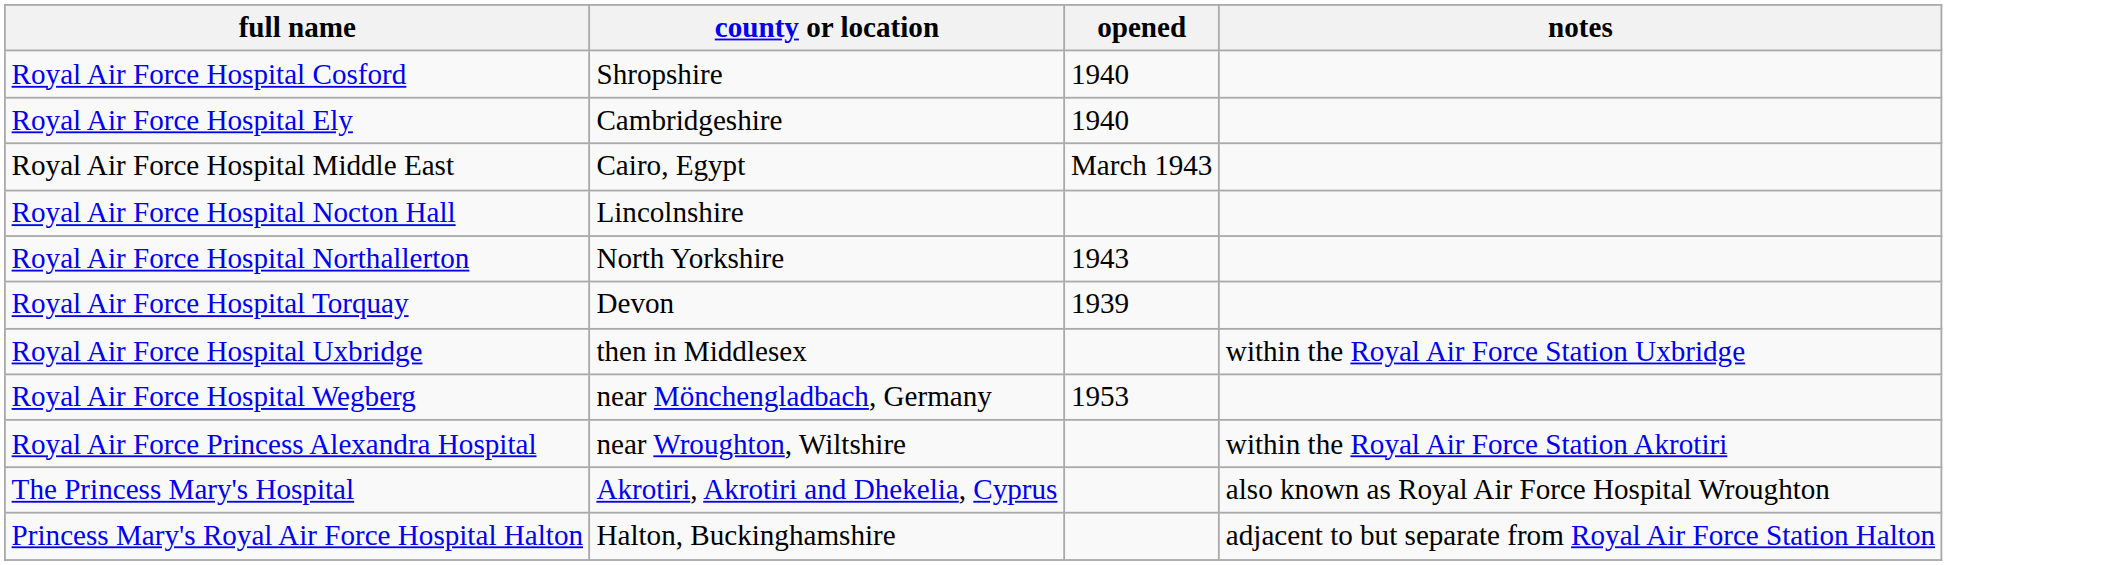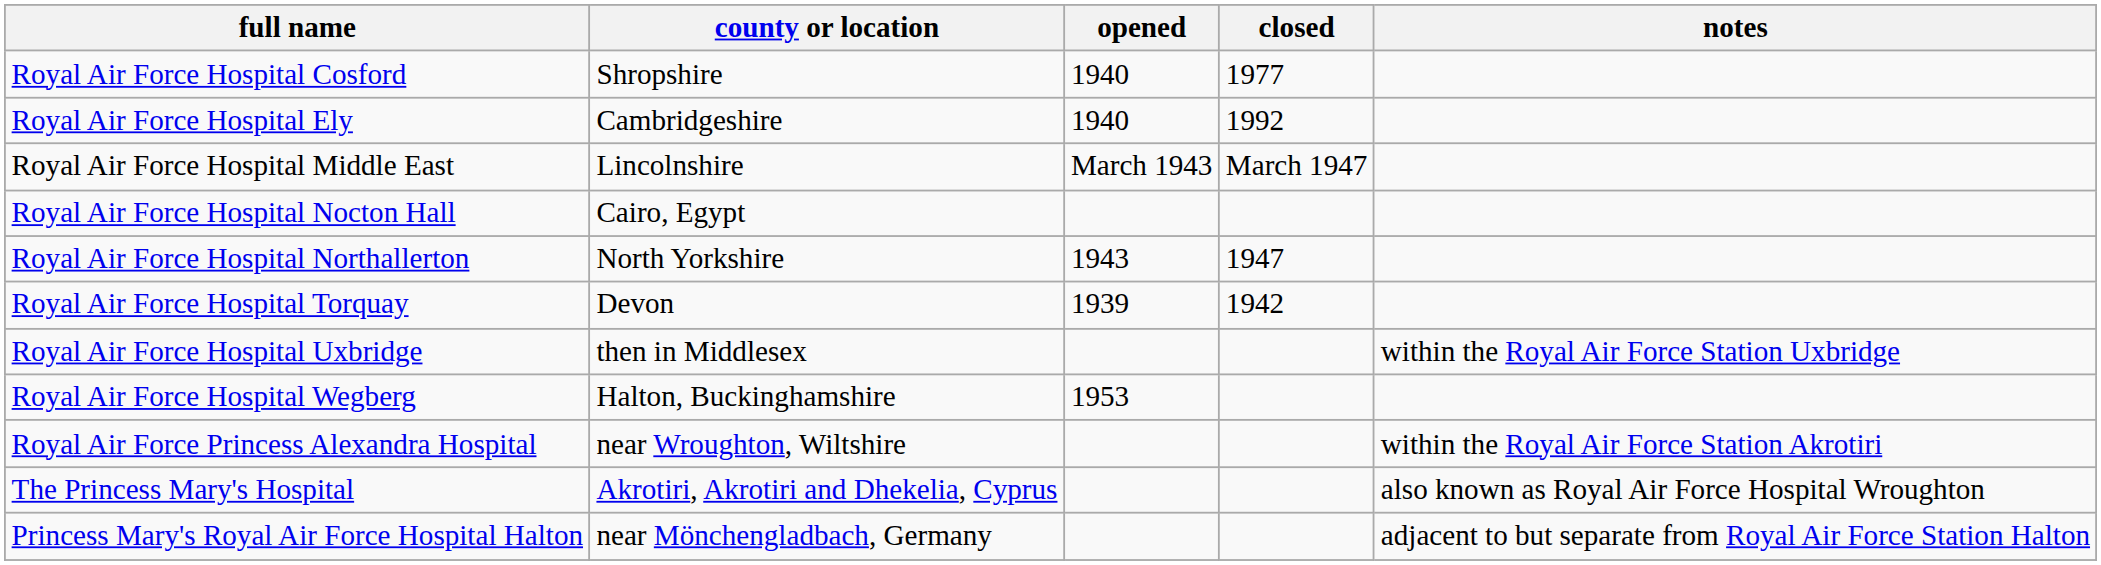+ column: (1297, 27)
(671, 166) Cairo, Egypt -> (670, 166) Lincolnshire
(670, 212) Lincolnshire -> (671, 212) Cairo, Egypt
(794, 397) near Mönchengladbach, Germany -> (746, 397) Halton, Buckinghamshire
(746, 535) Halton, Buckinghamshire -> (794, 535) near Mönchengladbach, Germany
